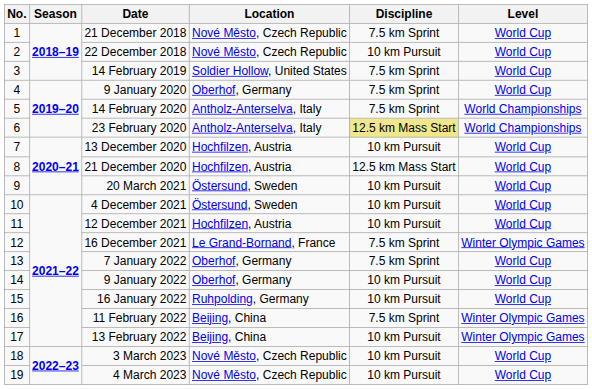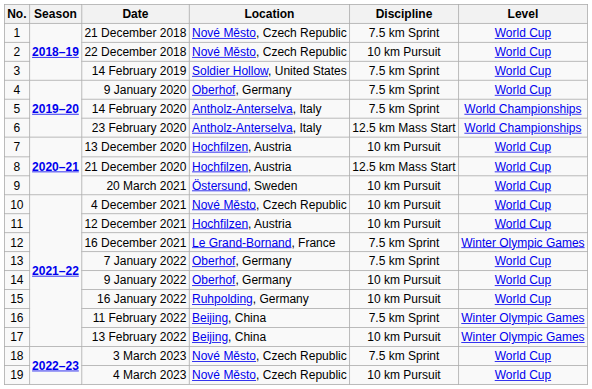(404, 128) khaki background -> (404, 128) no background
(245, 204) Östersund, Sweden -> (269, 204) Nové Město, Czech Republic
(404, 356) 10 km Pursuit -> (404, 356) 7.5 km Sprint
